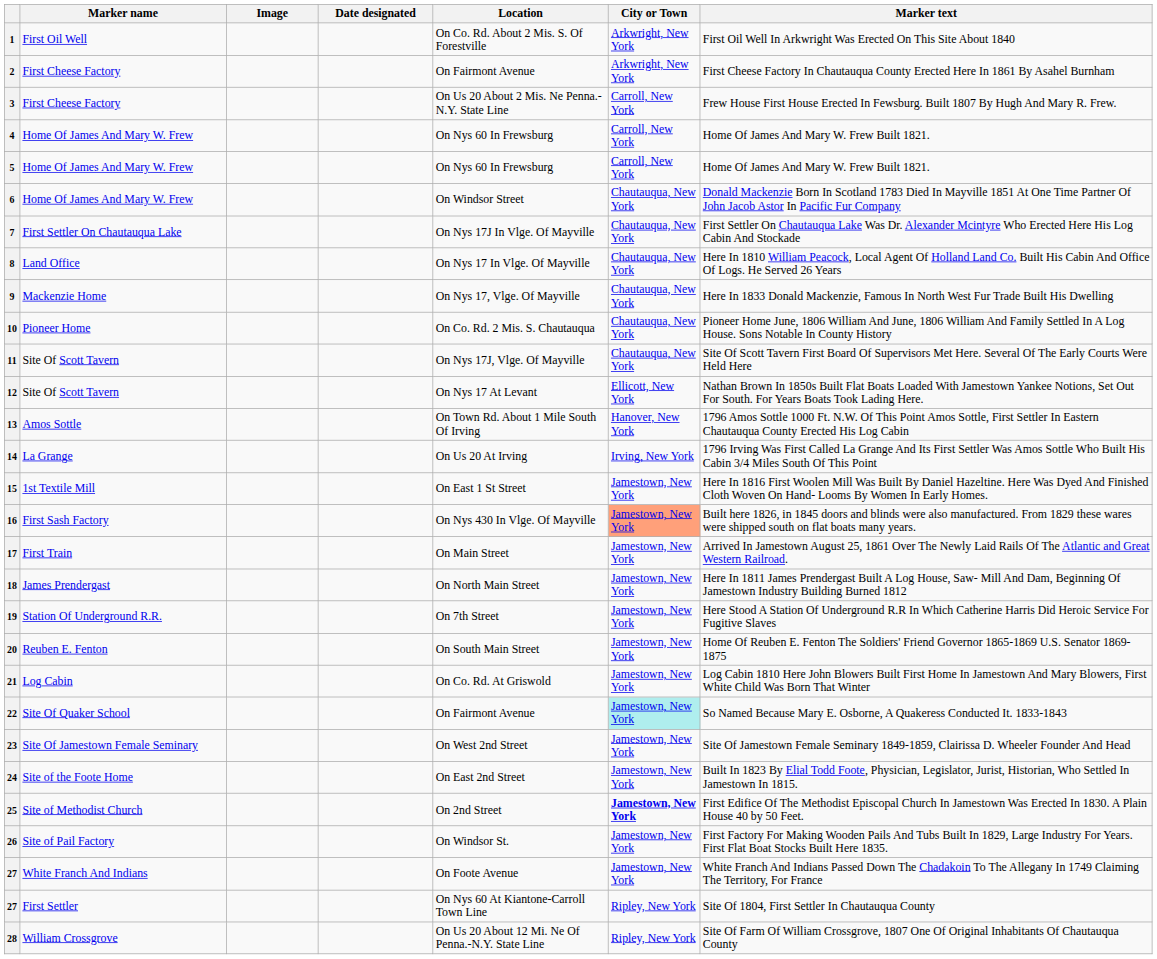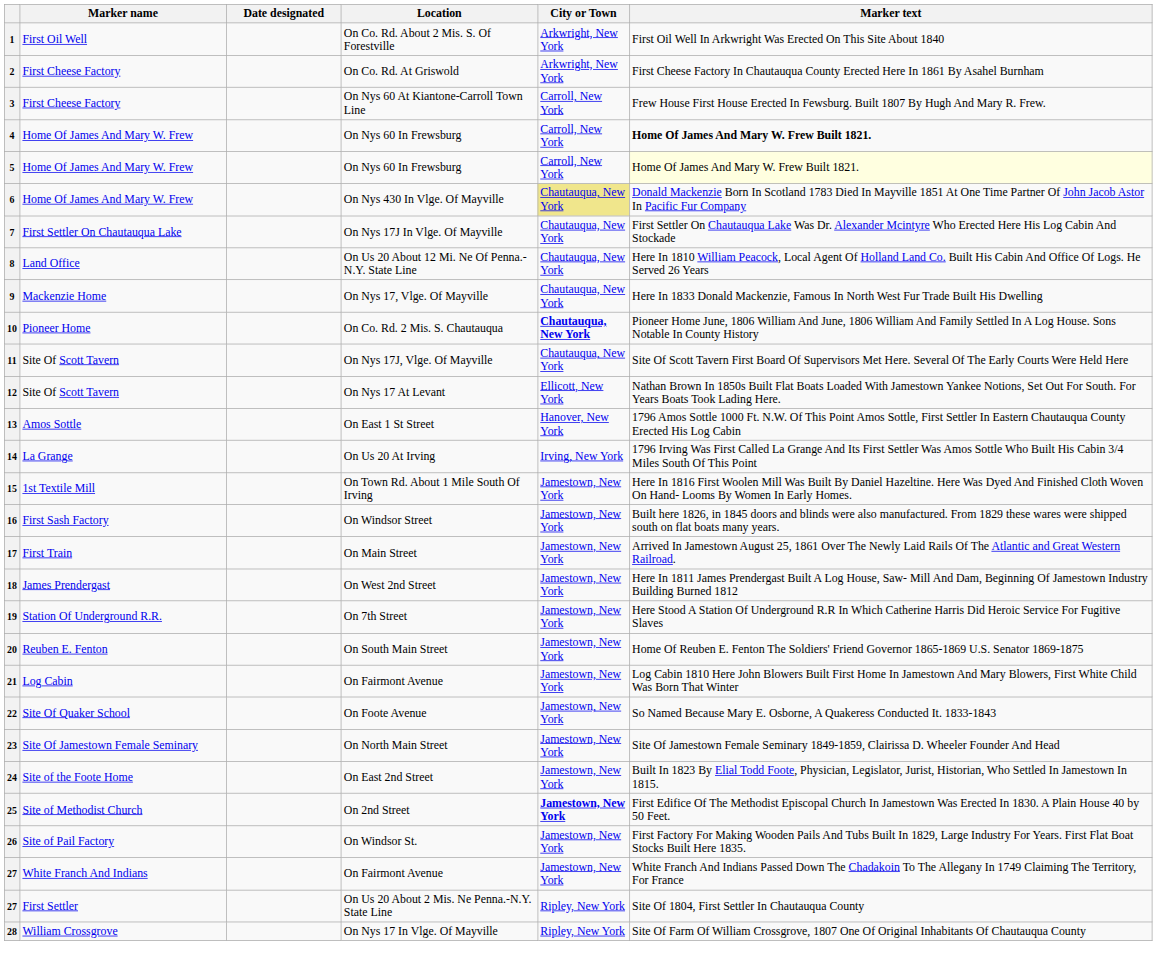- column: (272, 13)
(485, 71) On Fairmont Avenue -> (401, 71) On Co. Rd. At Griswold
(519, 103) On Us 20 About 2 Mis. Ne Penna.-N.Y. State Line -> (433, 103) On Nys 60 At Kiantone-Carroll Town Line
(816, 135) normal -> (752, 135) bold
(816, 167) no background -> (746, 167) lightyellow background
(480, 199) On Windsor Street -> (424, 199) On Nys 430 In Vlge. Of Mayville
(653, 199) no background -> (583, 199) khaki background
(513, 264) On Nys 17 In Vlge. Of Mayville -> (435, 264) On Us 20 About 12 Mi. Ne Of Penna.-N.Y. State Line
(653, 328) normal -> (573, 328) bold
(516, 424) On Town Rd. About 1 Mile South Of Irving -> (389, 424) On East 1 St Street
(481, 488) On East 1 St Street -> (432, 488) On Town Rd. About 1 Mile South Of Irving
(516, 520) On Nys 430 In Vlge. Of Mayville -> (388, 520) On Windsor Street
(651, 520) lightsalmon background -> (581, 520) no background
(487, 584) On North Main Street -> (390, 584) On West 2nd Street
(493, 681) On Co. Rd. At Griswold -> (393, 681) On Fairmont Avenue
(485, 713) On Fairmont Avenue -> (385, 713) On Foote Avenue
(651, 713) paleturquoise background -> (581, 713) no background
(482, 745) On West 2nd Street -> (396, 745) On North Main Street
(477, 873) On Foote Avenue -> (393, 873) On Fairmont Avenue
(510, 905) On Nys 60 At Kiantone-Carroll Town Line -> (438, 905) On Us 20 About 2 Mis. Ne Penna.-N.Y. State Line
(508, 938) On Us 20 About 12 Mi. Ne Of Penna.-N.Y. State Line -> (421, 931) On Nys 17 In Vlge. Of Mayville
